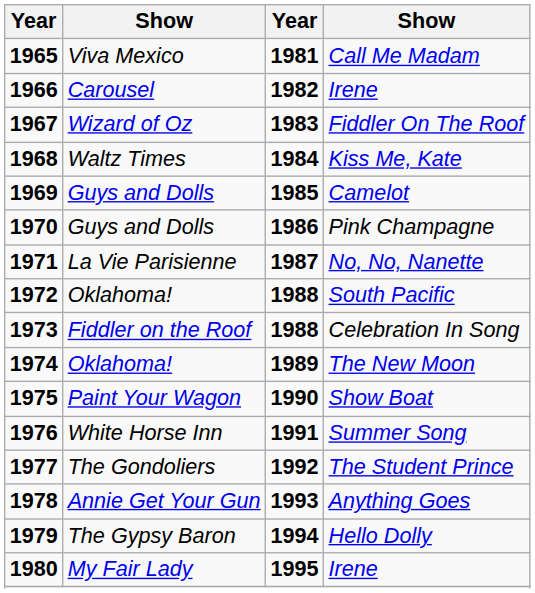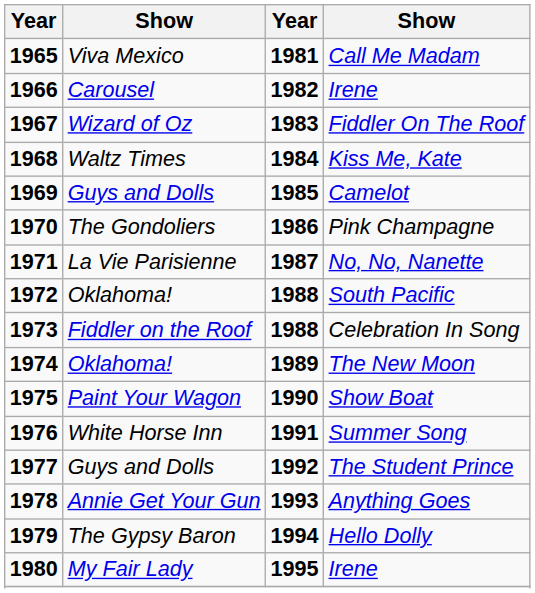(141, 227) Guys and Dolls -> (141, 227) The Gondoliers
(141, 466) The Gondoliers -> (141, 466) Guys and Dolls
